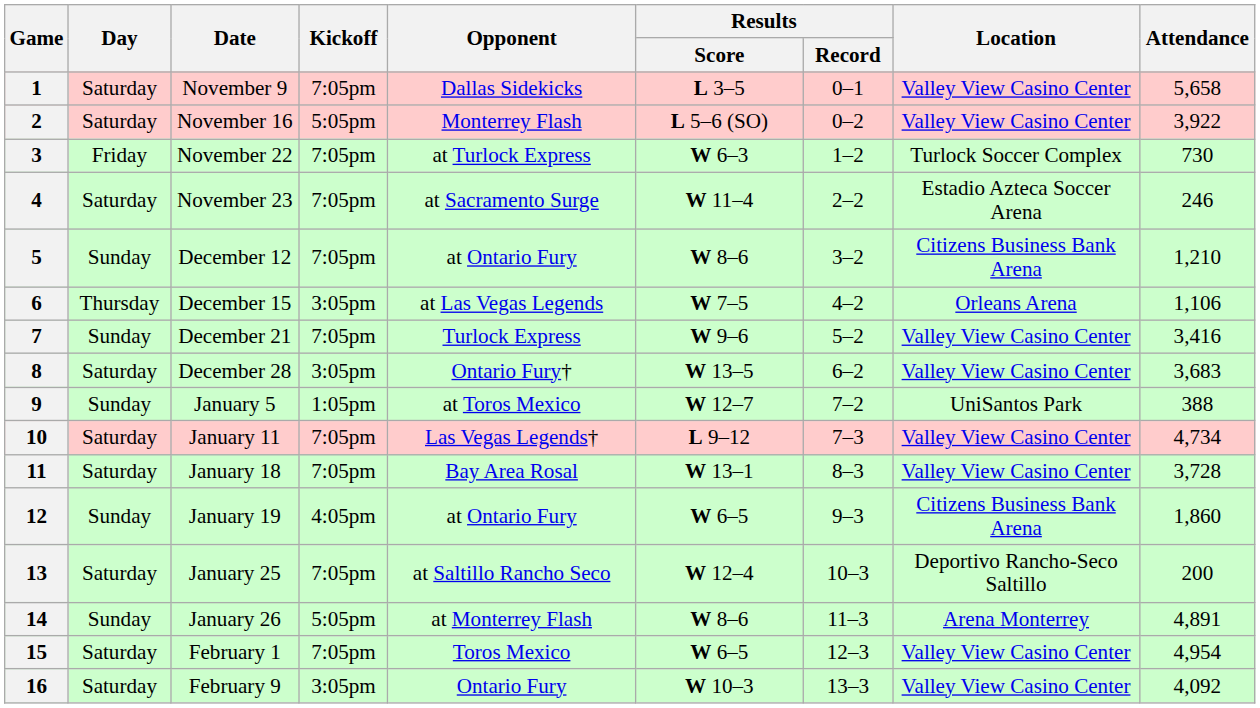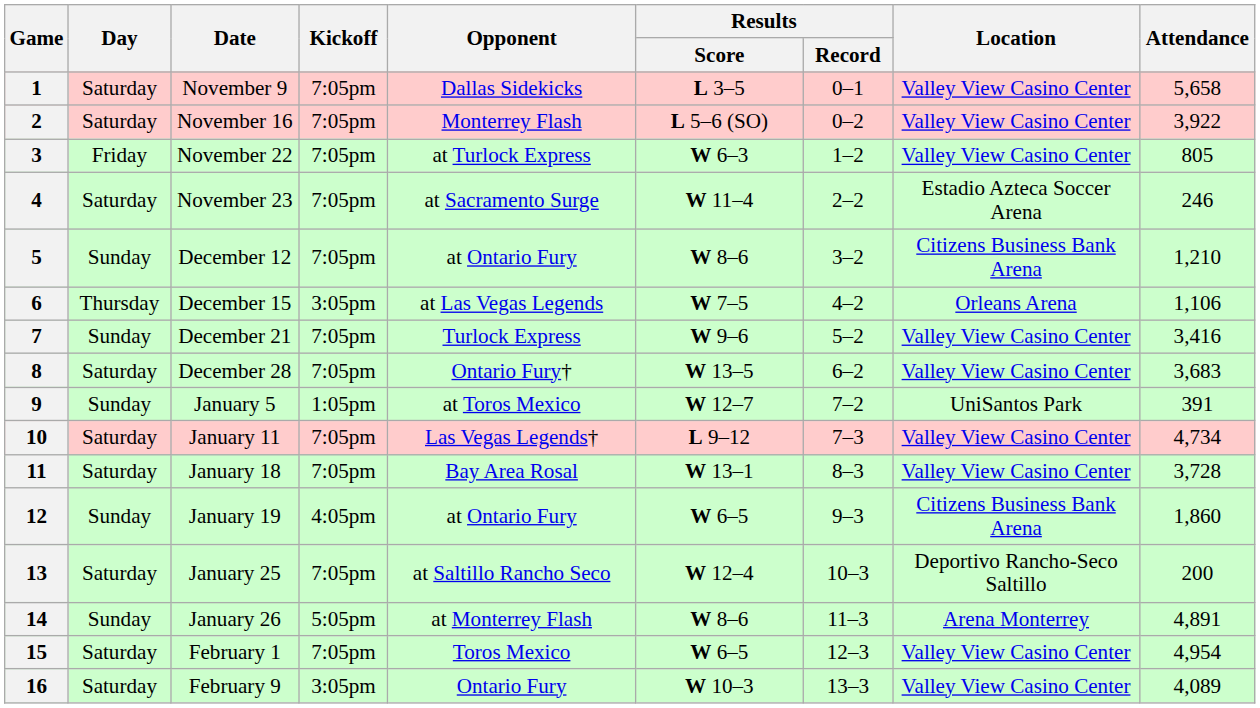(343, 121) 5:05pm -> (343, 121) 7:05pm
(1016, 155) Turlock Soccer Complex -> (1016, 155) Valley View Casino Center
(1197, 155) 730 -> (1197, 155) 805
(343, 370) 3:05pm -> (343, 370) 7:05pm
(1197, 403) 388 -> (1197, 403) 391
(1197, 685) 4,092 -> (1197, 685) 4,089
